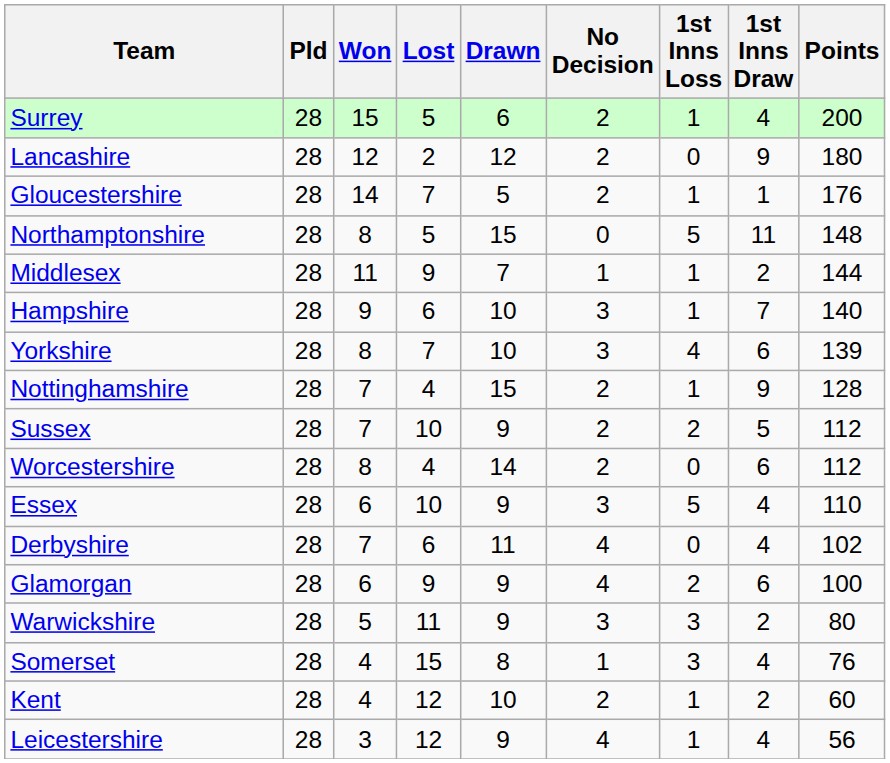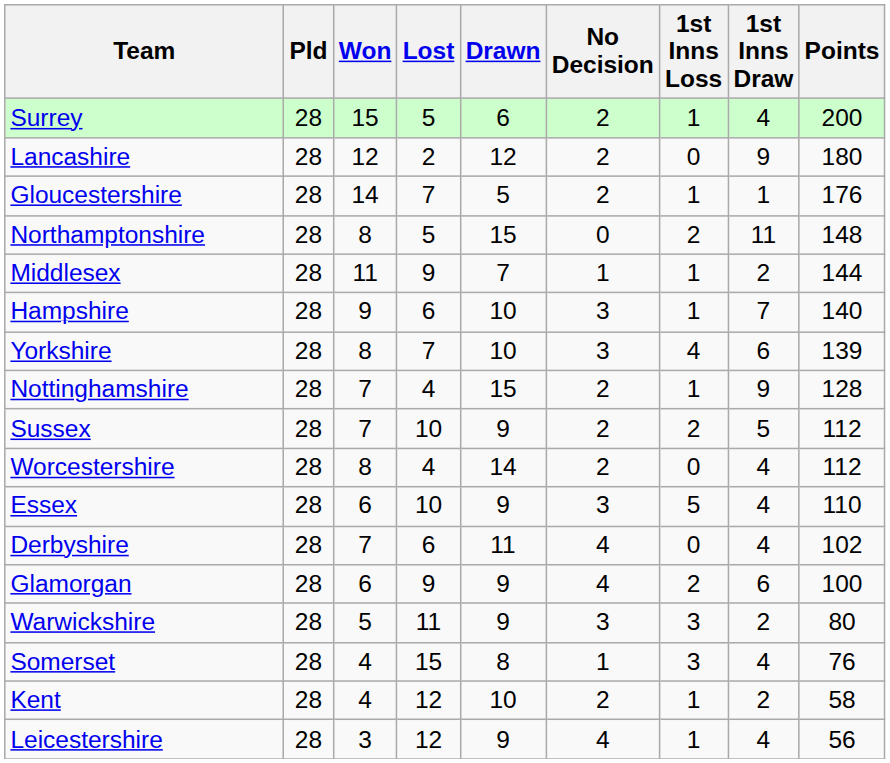(694, 234) 5 -> (694, 234) 2
(763, 467) 6 -> (763, 467) 4
(842, 700) 60 -> (842, 700) 58
